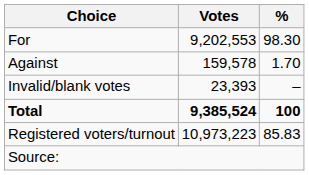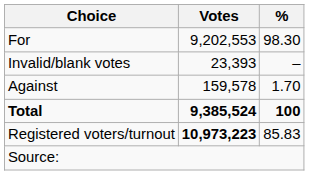rows swapped: (33, 63) <-> (69, 87)
(219, 134) normal -> (219, 134) bold
